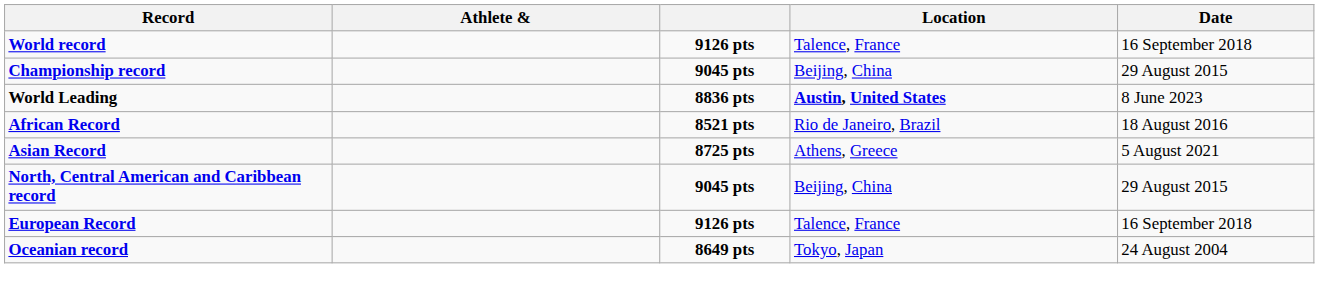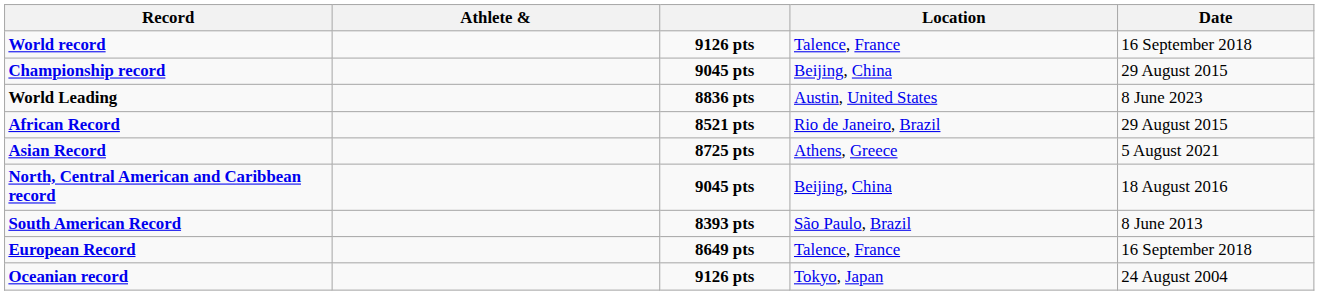(870, 97) bold -> (866, 97) normal
(1175, 124) 18 August 2016 -> (1175, 124) 29 August 2015
(1175, 187) 29 August 2015 -> (1175, 187) 18 August 2016
+ row: (95, 223)
(725, 223) 9126 pts -> (725, 249) 8649 pts
(725, 249) 8649 pts -> (725, 276) 9126 pts
